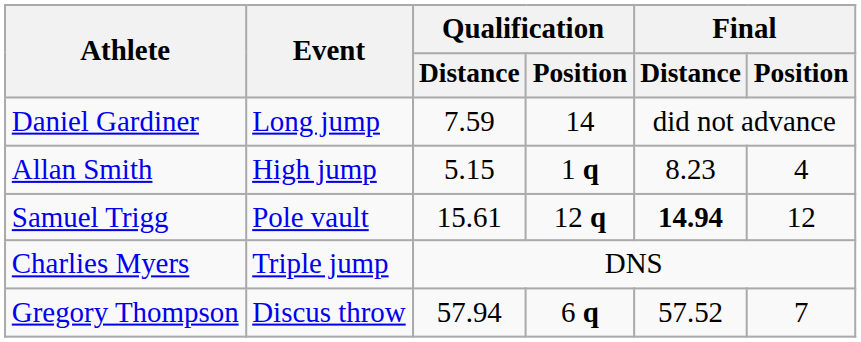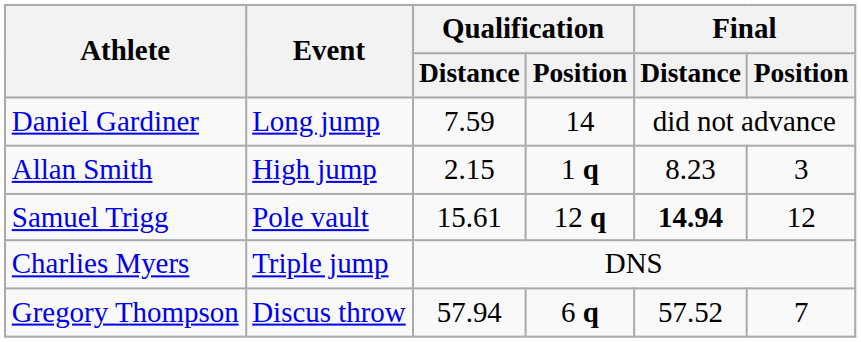(469, 169) 5.15 -> (469, 169) 2.15
(801, 169) 4 -> (801, 169) 3
